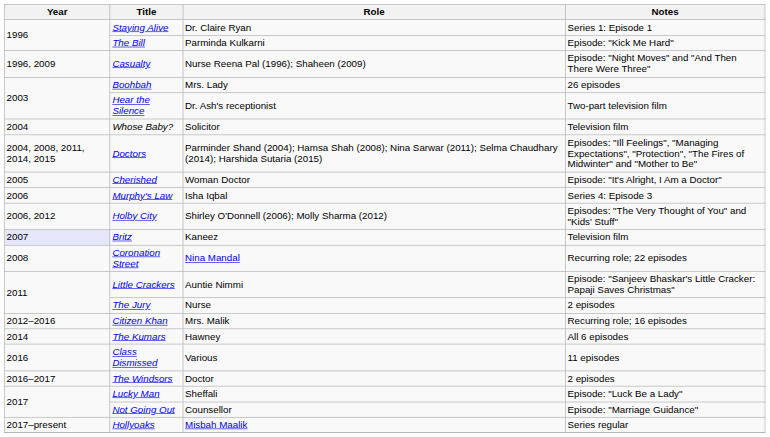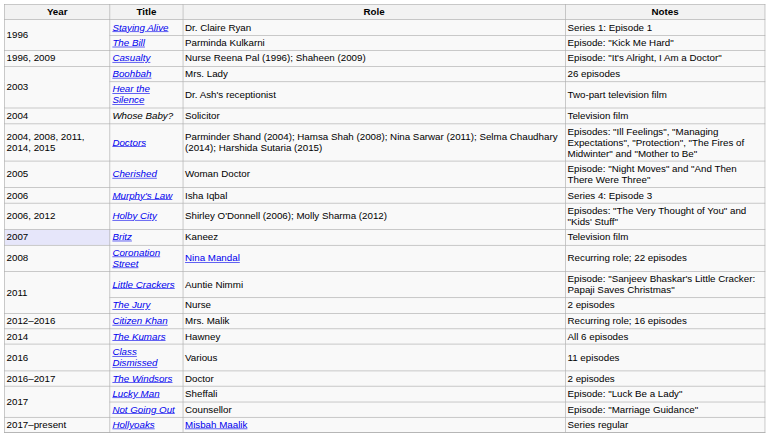(652, 64) Episode: "Night Moves" and "And Then There Were Three" -> (645, 58) Episode: "It's Alright, I Am a Doctor"
(645, 179) Episode: "It's Alright, I Am a Doctor" -> (652, 174) Episode: "Night Moves" and "And Then There Were Three"
